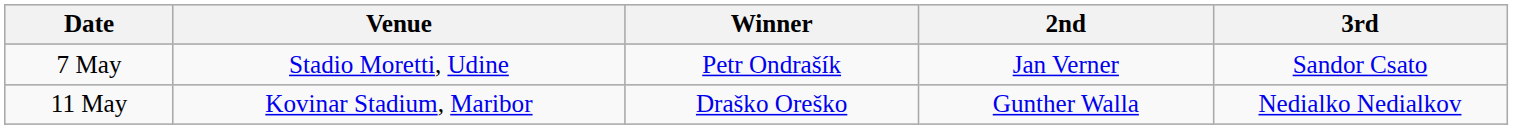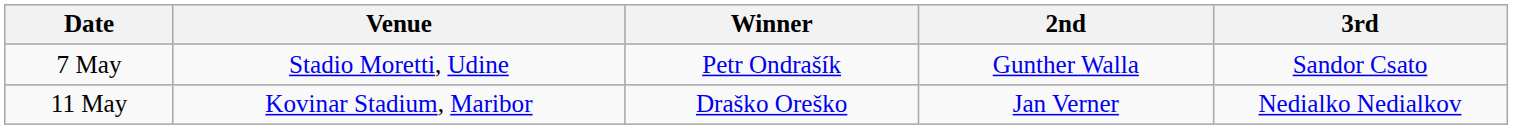(1066, 64) Jan Verner -> (1066, 64) Gunther Walla
(1066, 104) Gunther Walla -> (1066, 104) Jan Verner
